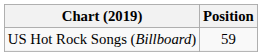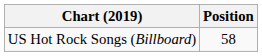(228, 39) 59 -> (228, 39) 58
